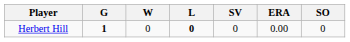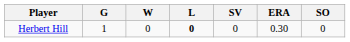(104, 28) bold -> (104, 28) normal
(279, 28) 0.00 -> (279, 28) 0.30
